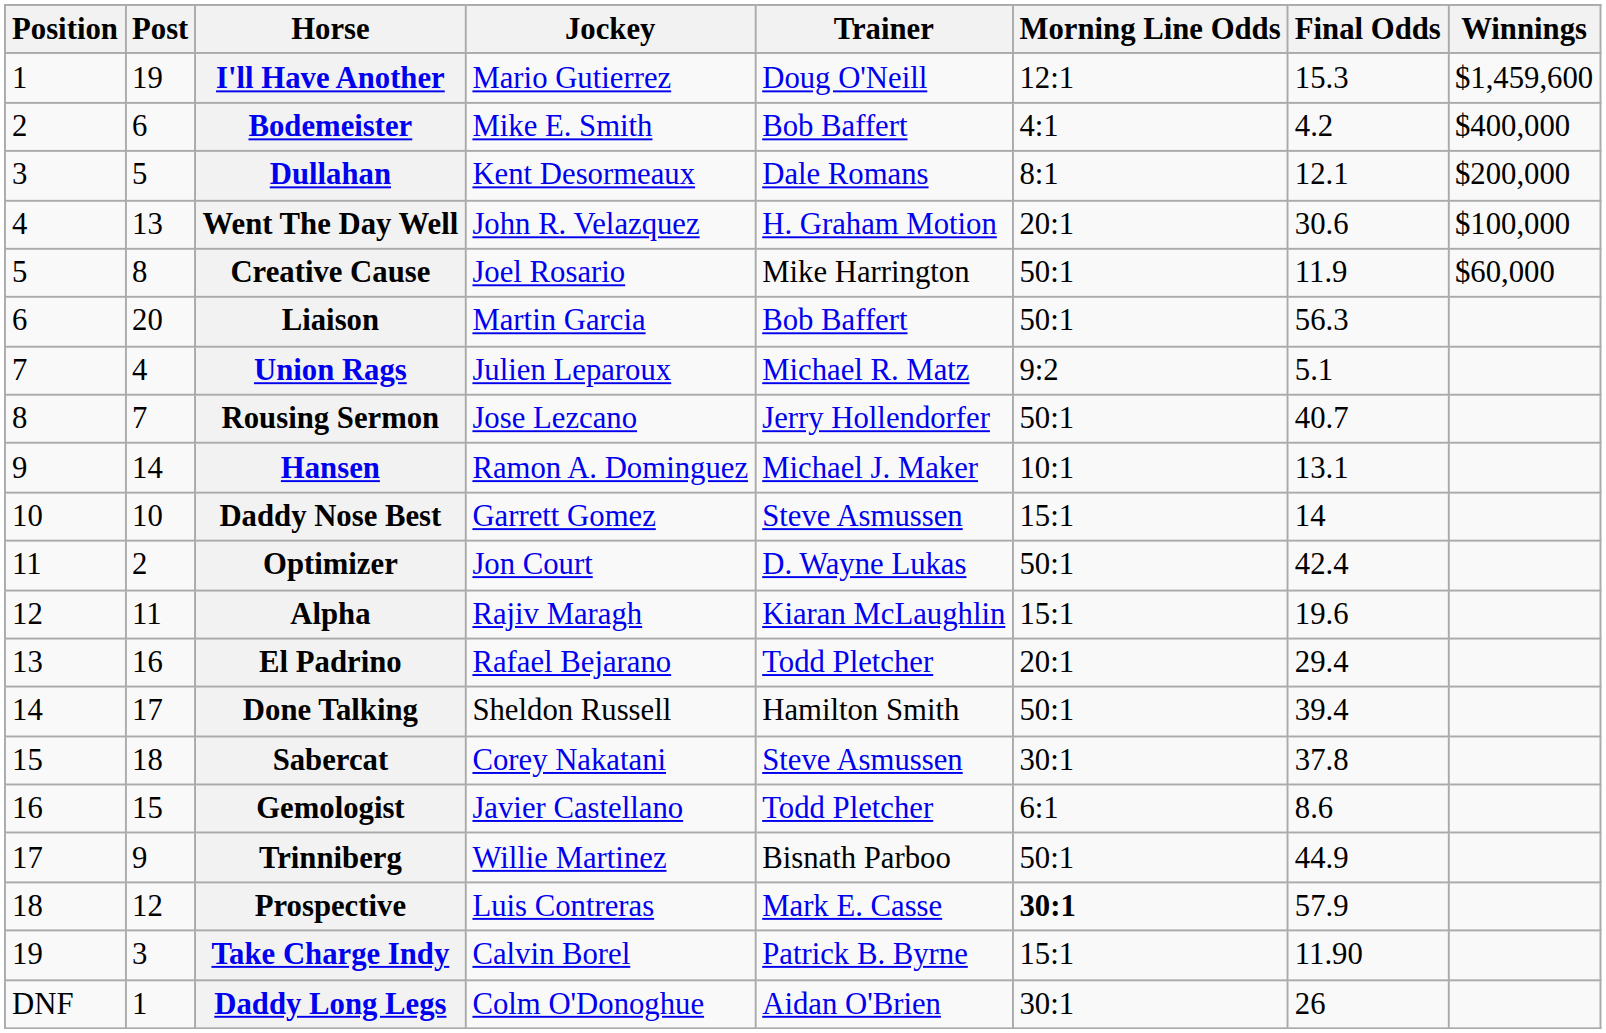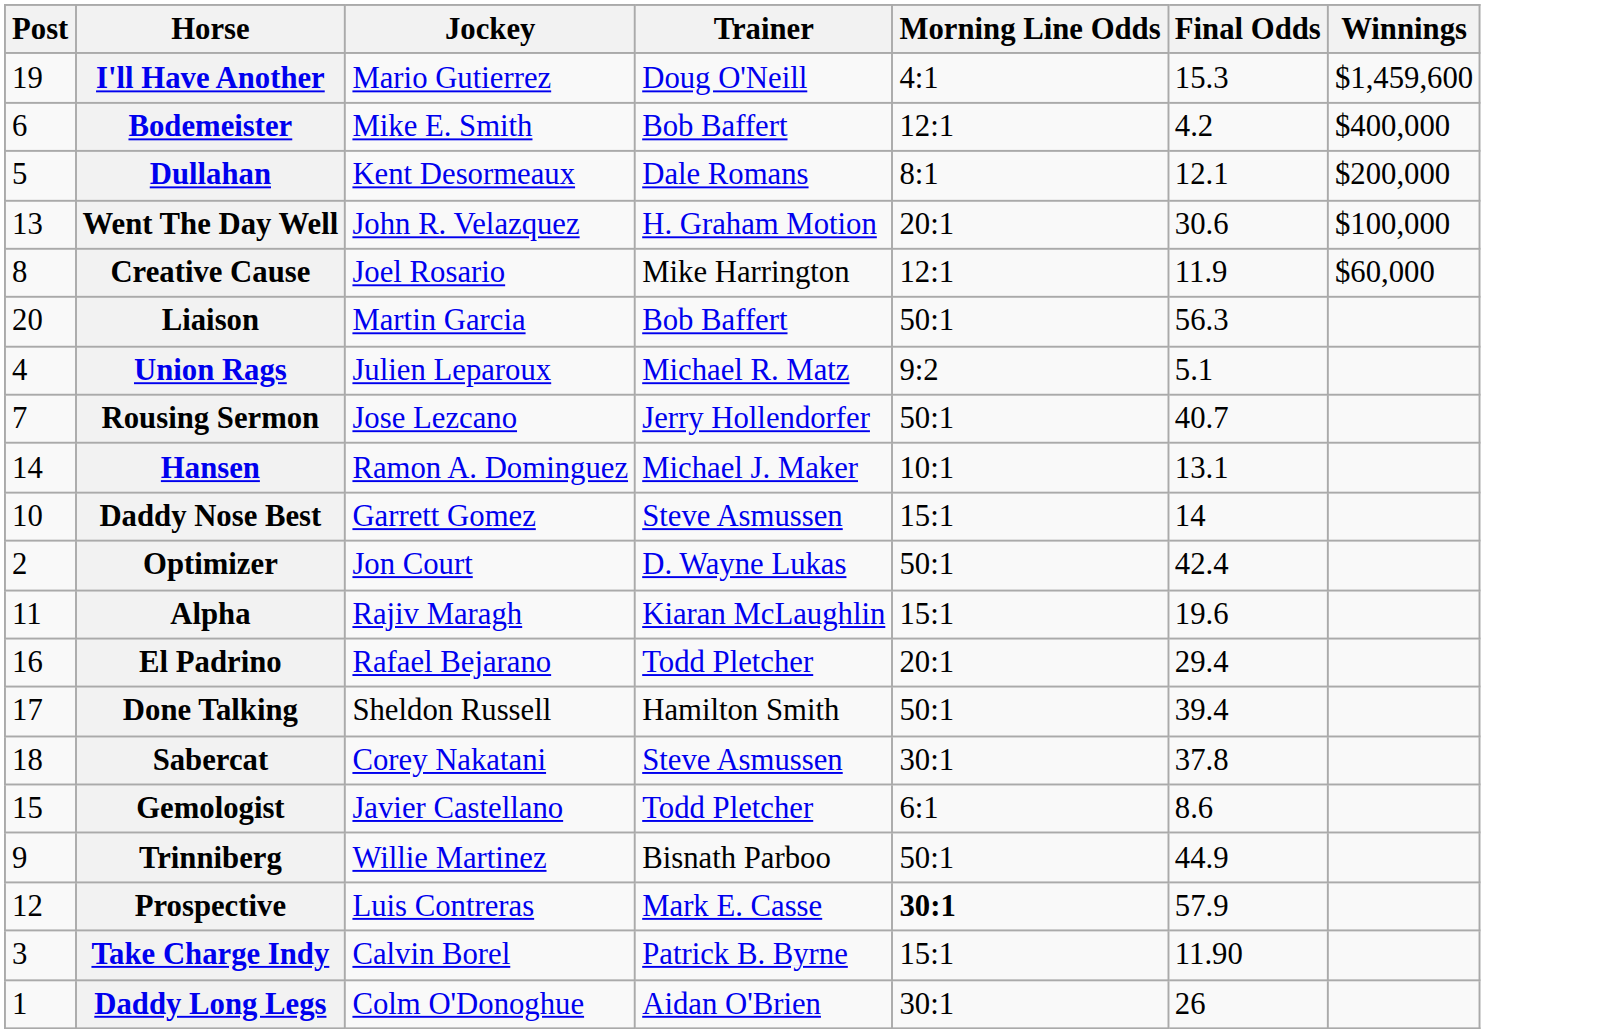- column: (65, 28)
(1047, 77) 12:1 -> (919, 77) 4:1
(1039, 126) 4:1 -> (927, 126) 12:1
(1047, 272) 50:1 -> (927, 272) 12:1
